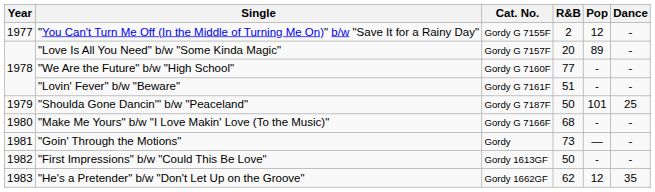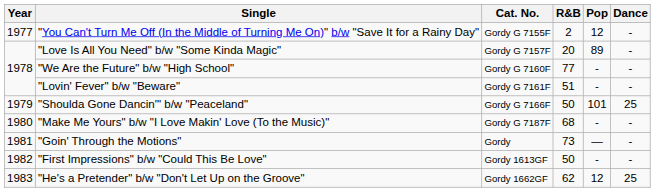(518, 105) Gordy G 7187F -> (518, 105) Gordy G 7166F
(518, 123) Gordy G 7166F -> (518, 123) Gordy G 7187F
(631, 178) 35 -> (631, 178) 25
